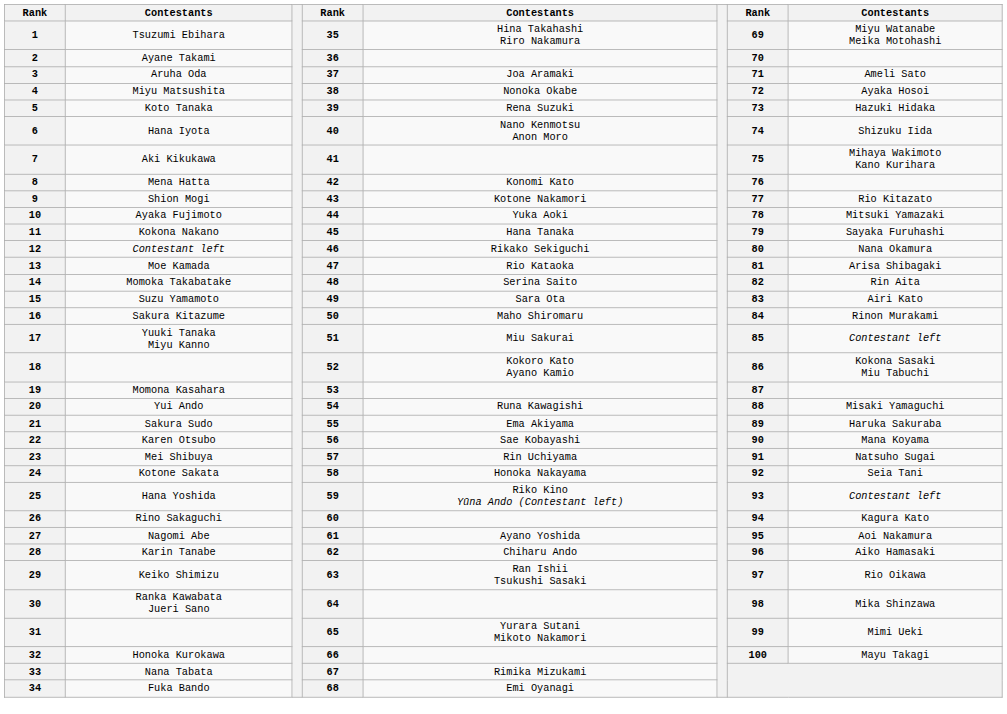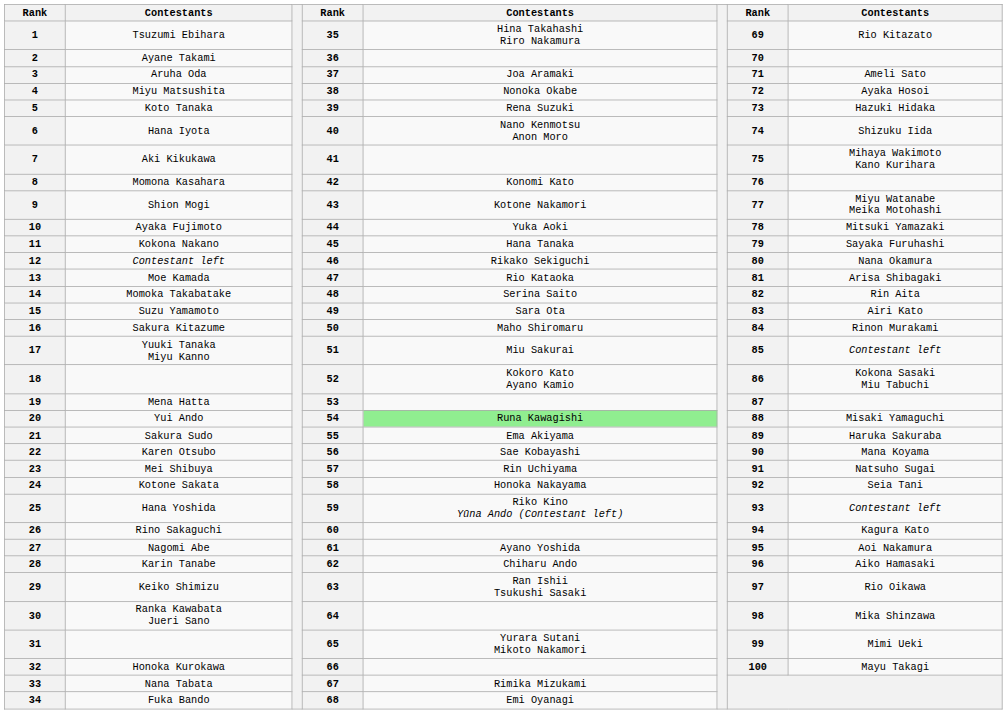(895, 35) Miyu Watanabe Meika Motohashi -> (895, 35) Rio Kitazato
(179, 182) Mena Hatta -> (179, 182) Momona Kasahara
(895, 199) Rio Kitazato -> (895, 205) Miyu Watanabe Meika Motohashi
(179, 390) Momona Kasahara -> (179, 402) Mena Hatta
(540, 407) no background -> (540, 419) lightgreen background
